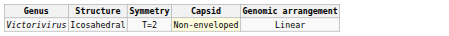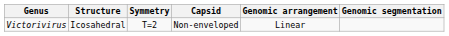+ column: (392, 11)
(206, 25) lightyellow background -> (206, 25) no background
